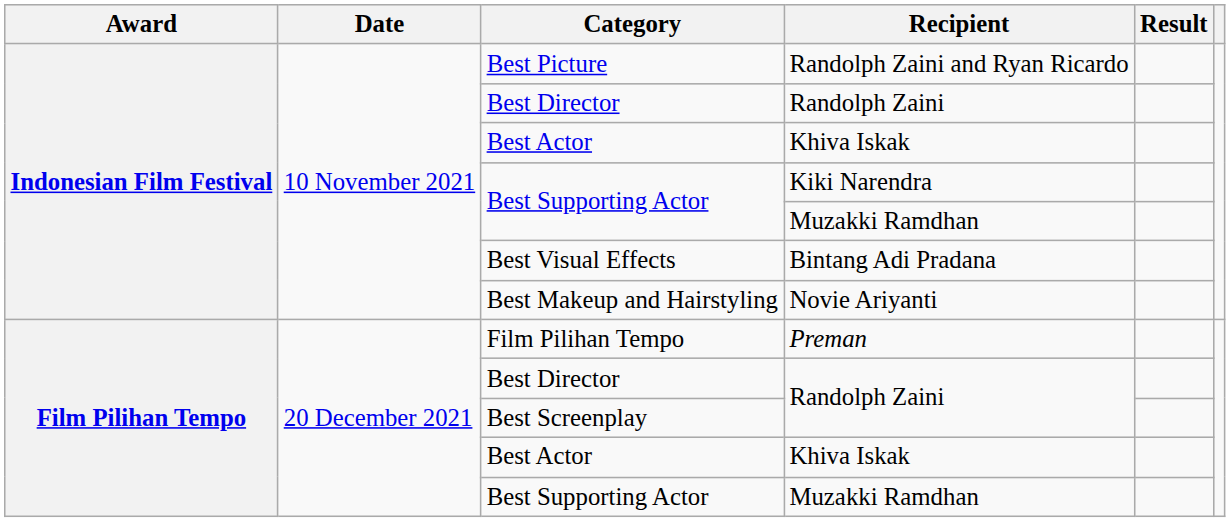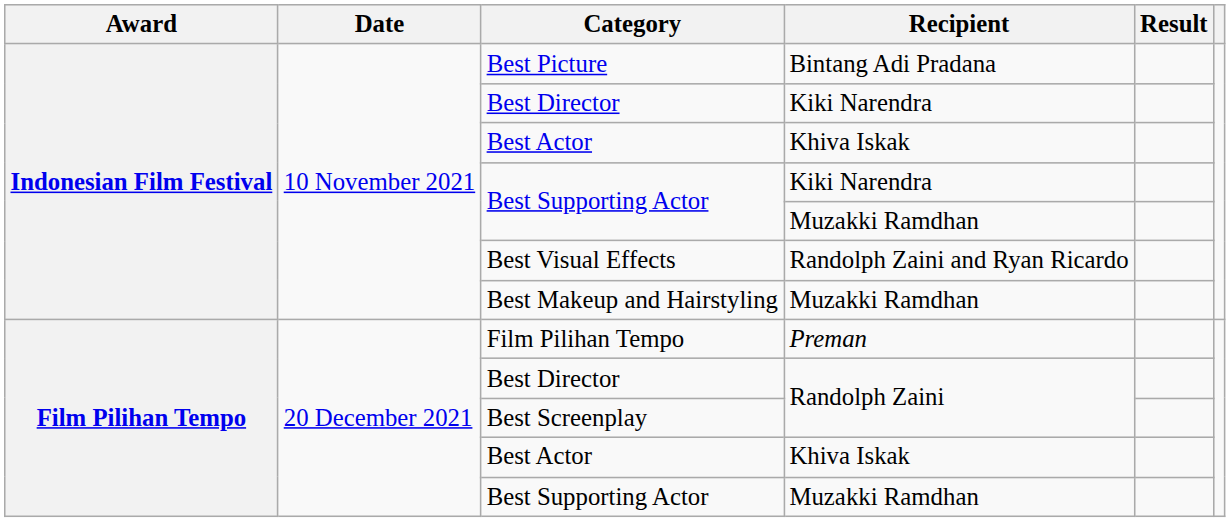(959, 63) Randolph Zaini and Ryan Ricardo -> (893, 63) Bintang Adi Pradana
(867, 102) Randolph Zaini -> (861, 102) Kiki Narendra
(893, 260) Bintang Adi Pradana -> (959, 260) Randolph Zaini and Ryan Ricardo
(863, 299) Novie Ariyanti -> (884, 299) Muzakki Ramdhan
